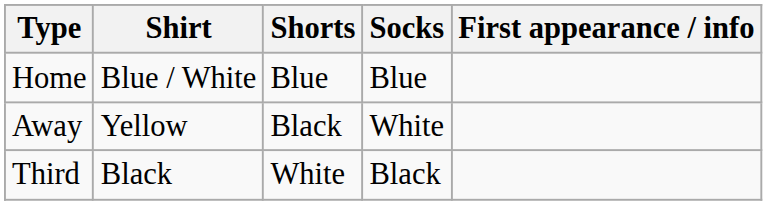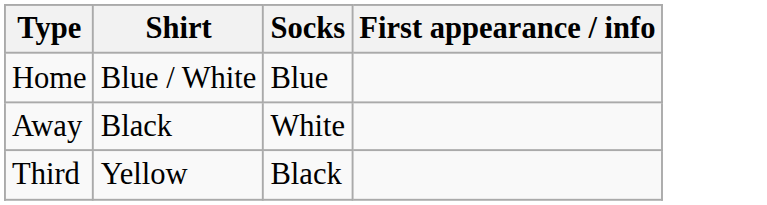- column: (313, 28)
(144, 125) Yellow -> (136, 125) Black
(136, 174) Black -> (144, 174) Yellow
